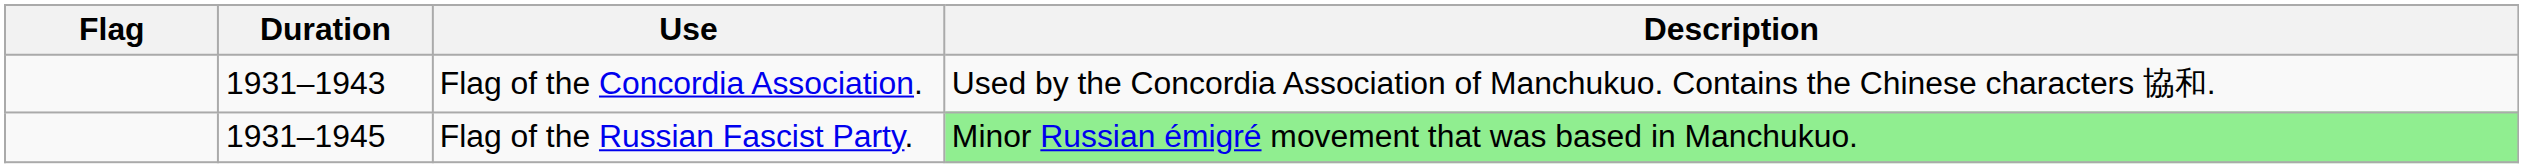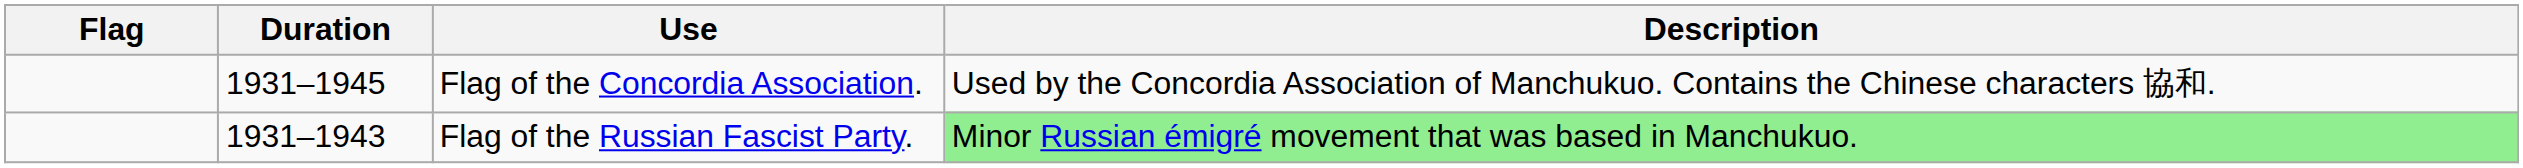(306, 83) 1931–1943 -> (306, 83) 1931–1945
(306, 136) 1931–1945 -> (306, 136) 1931–1943
